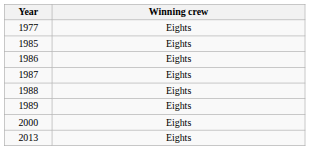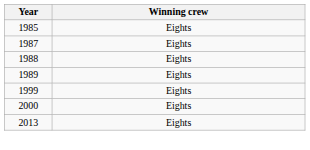- row: (28, 28)
- row: (28, 59)
+ row: (28, 91)
